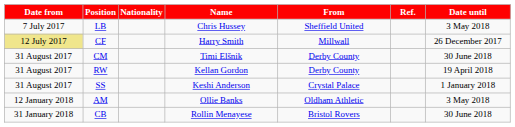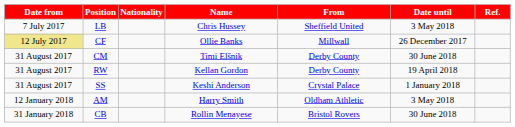columns swapped: (468, 12) <-> (408, 12)
(221, 41) Harry Smith -> (221, 41) Ollie Banks
(221, 100) Ollie Banks -> (221, 100) Harry Smith
